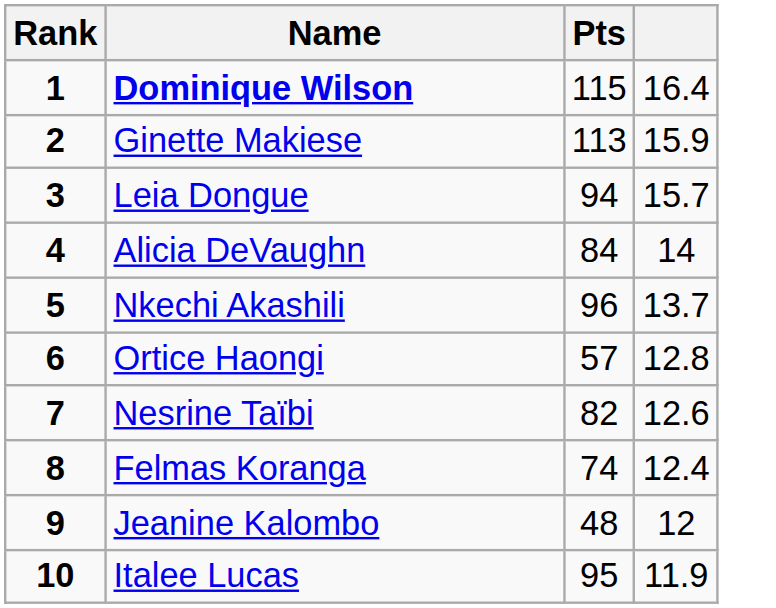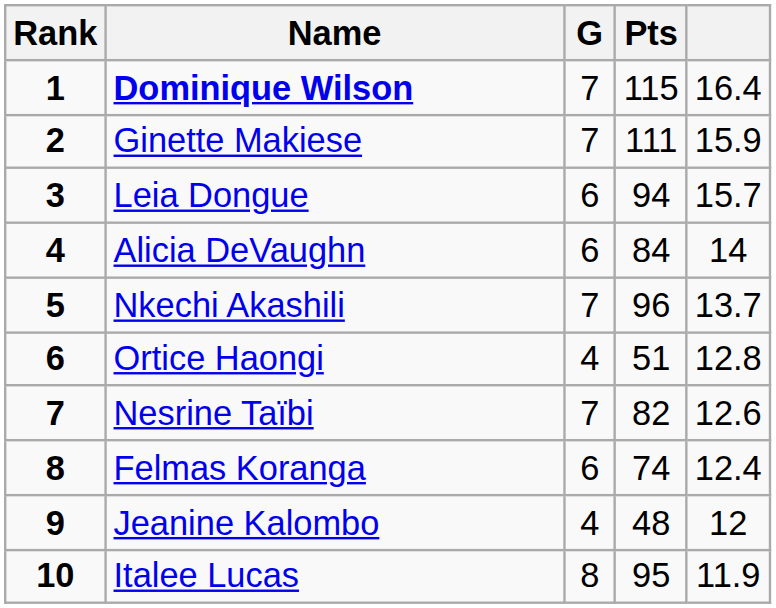+ column: (590, 33)
(599, 142) 113 -> (651, 142) 111
(599, 359) 57 -> (651, 359) 51
